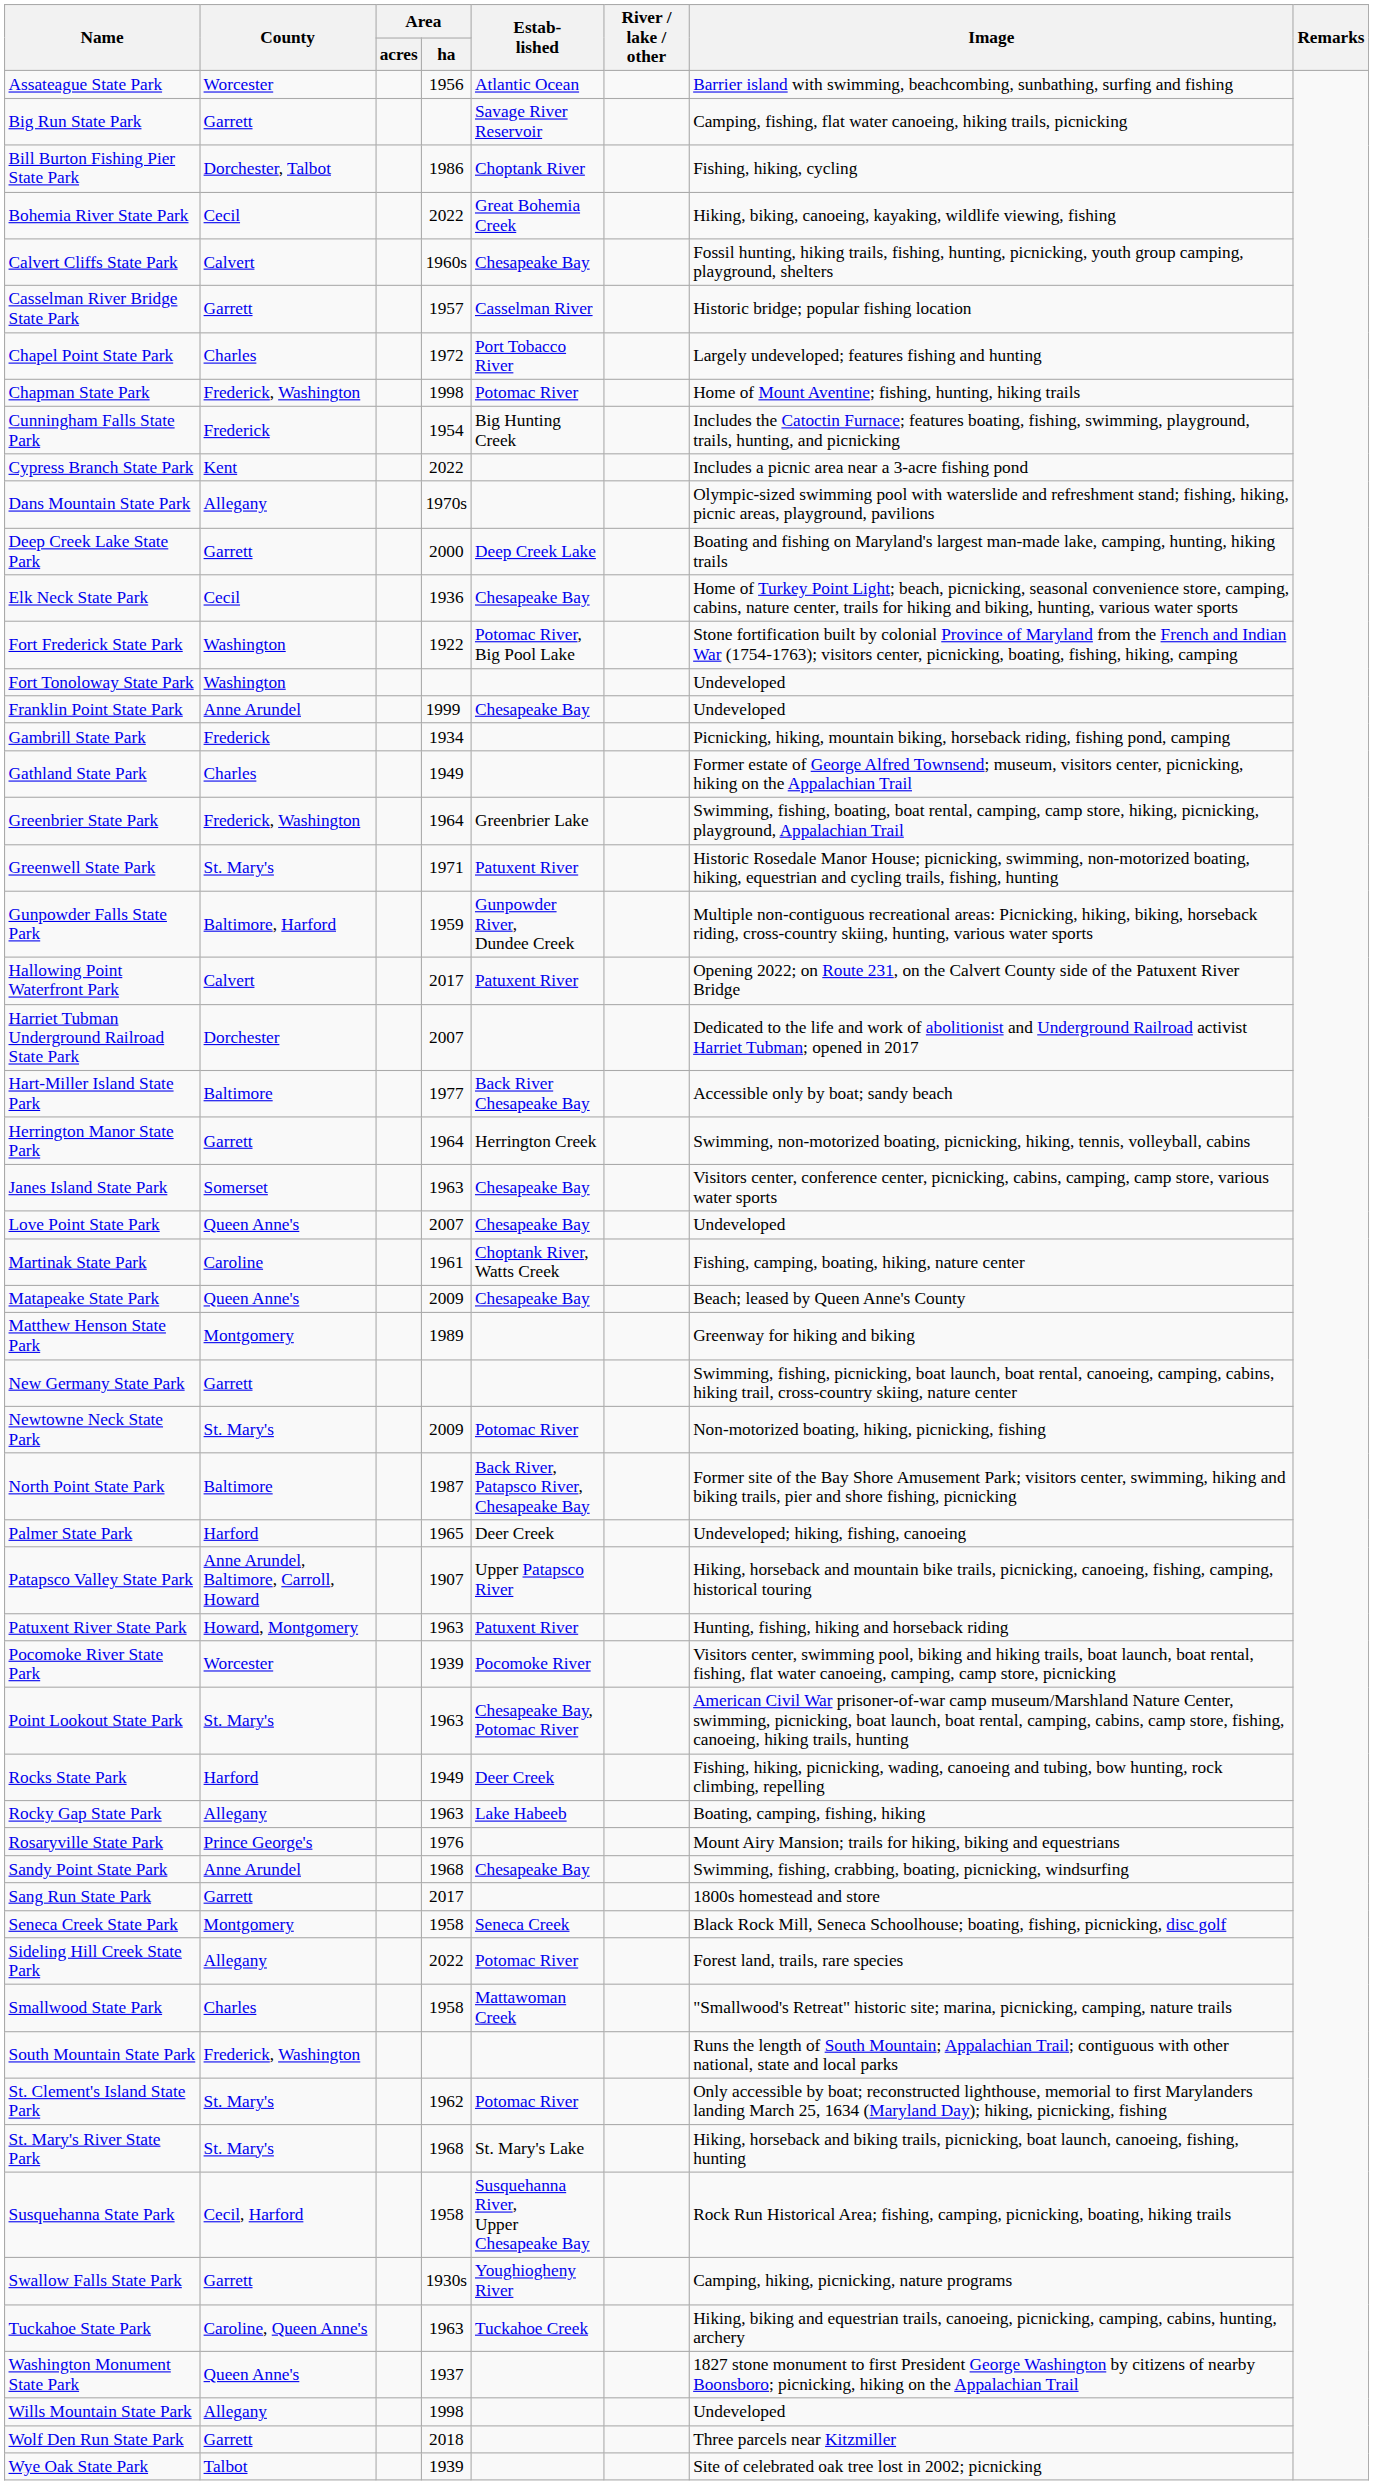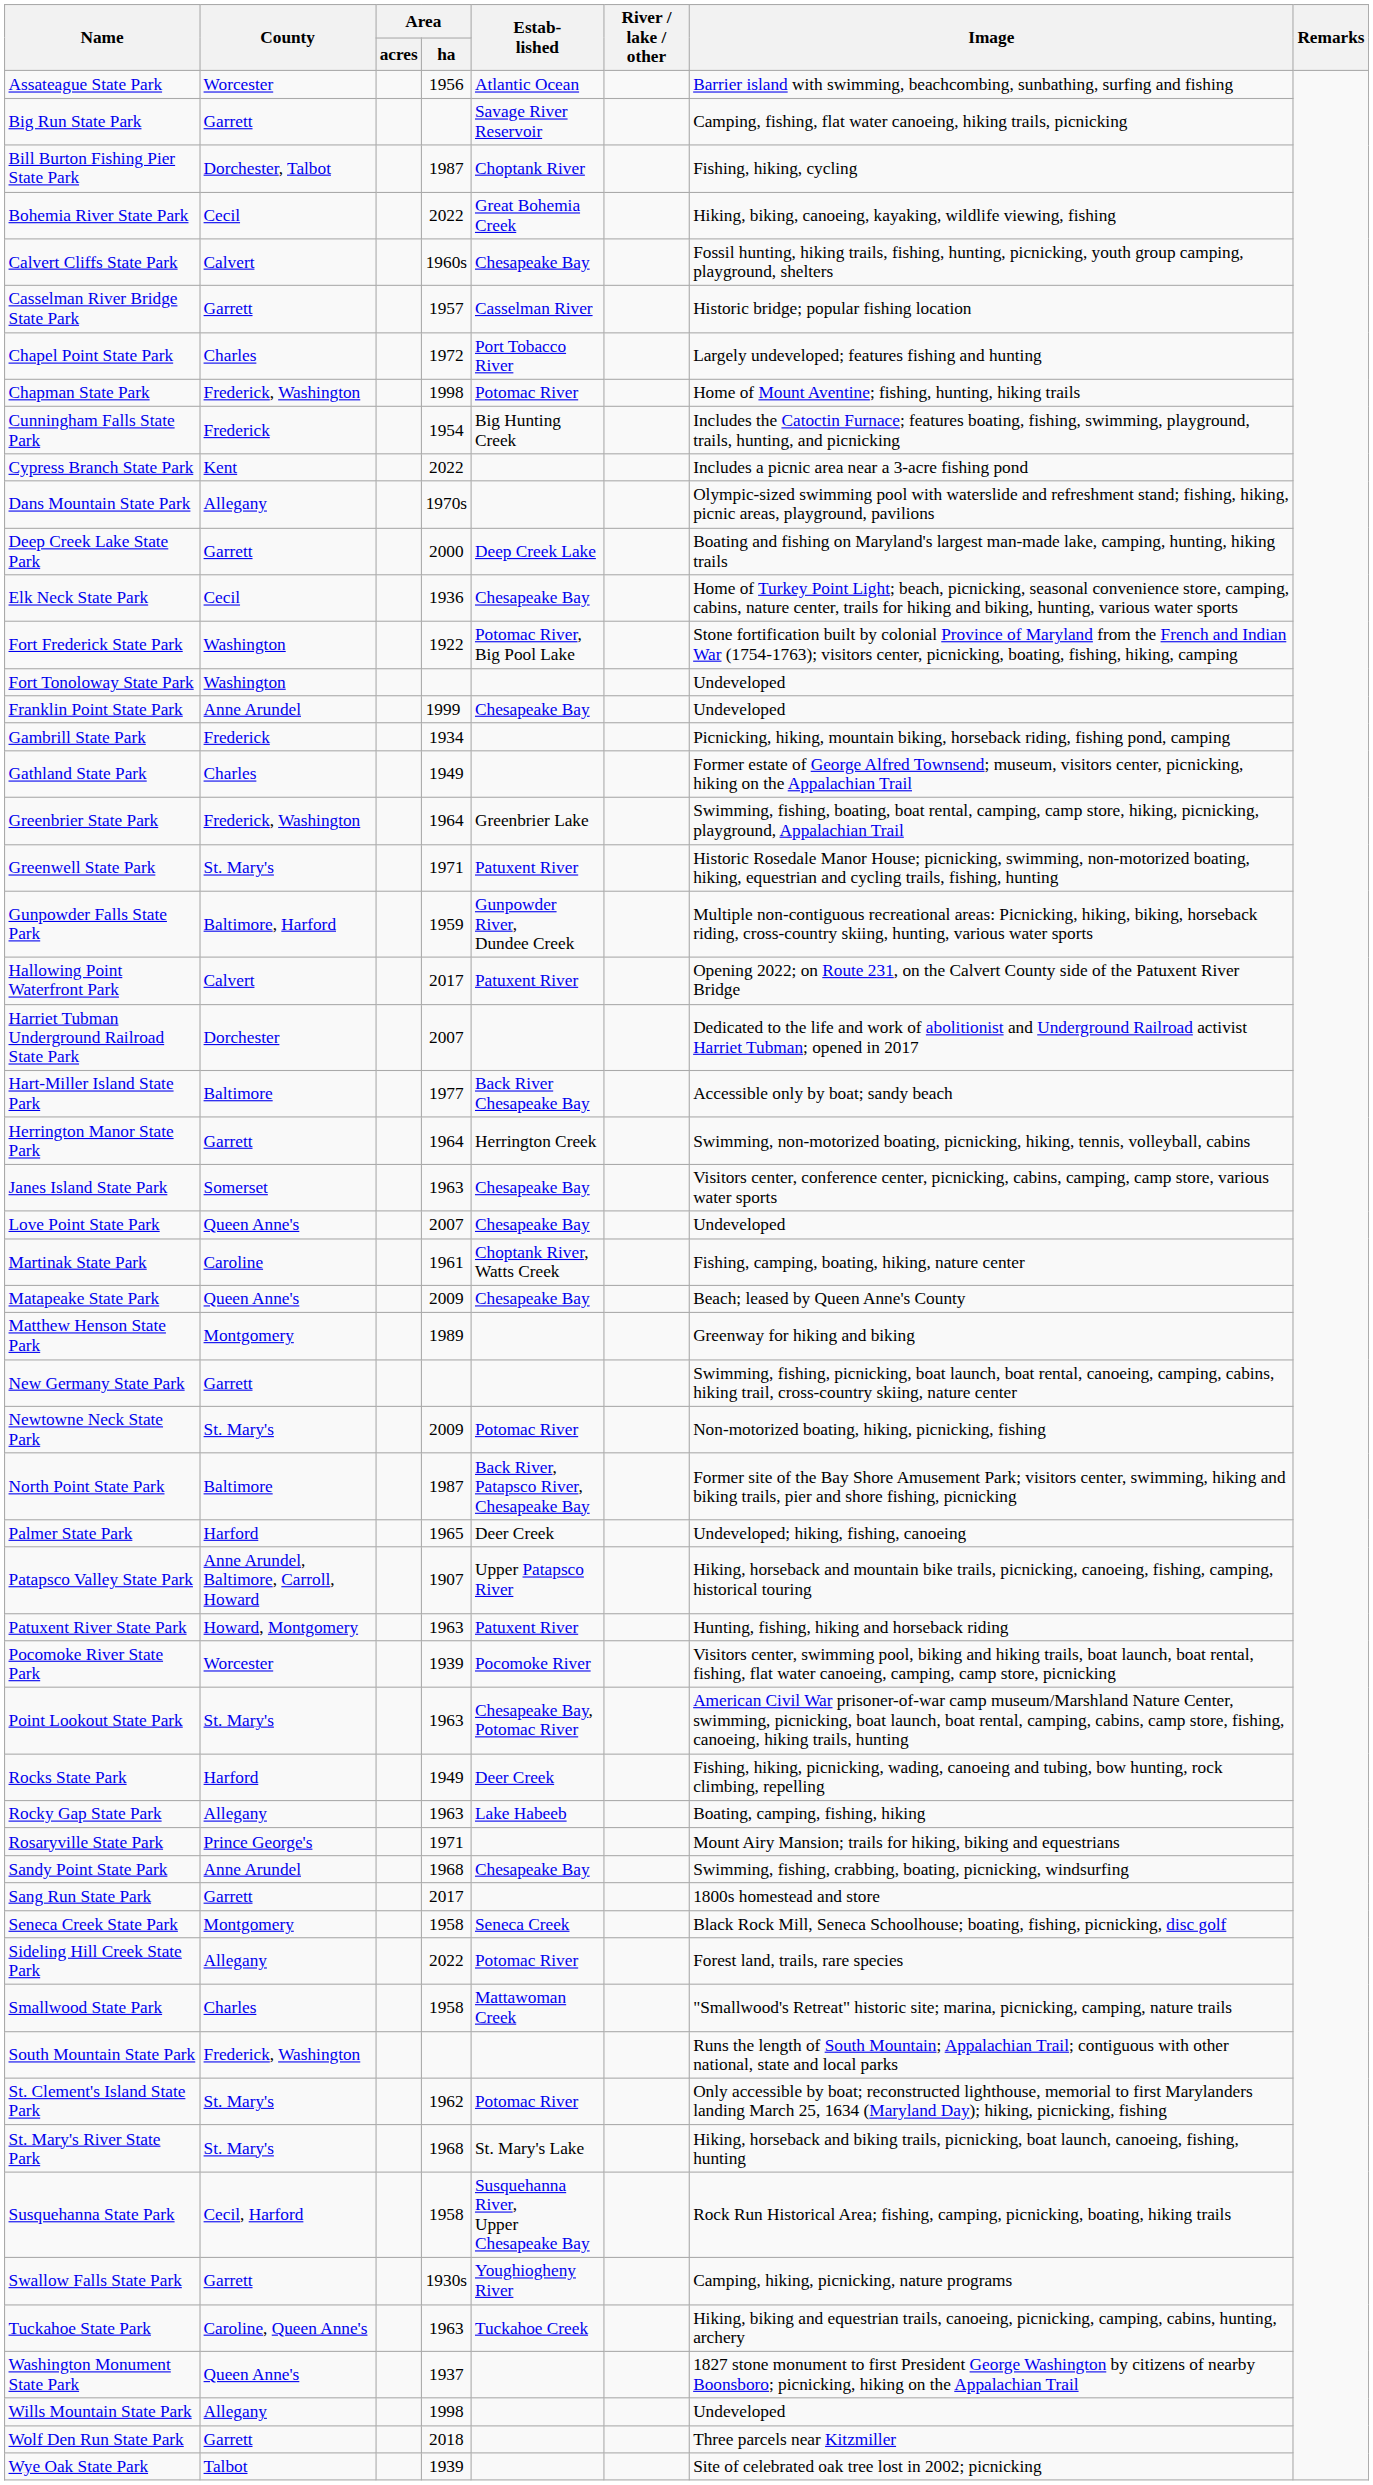(446, 168) 1986 -> (446, 168) 1987
(446, 1841) 1976 -> (446, 1841) 1971
